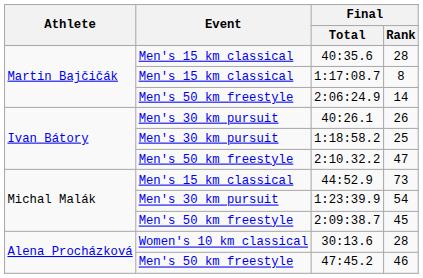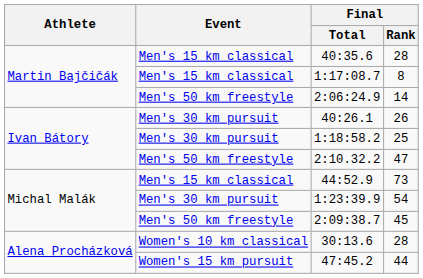(216, 262) Men's 50 km freestyle -> (216, 262) Women's 15 km pursuit
(401, 262) 46 -> (401, 262) 44
